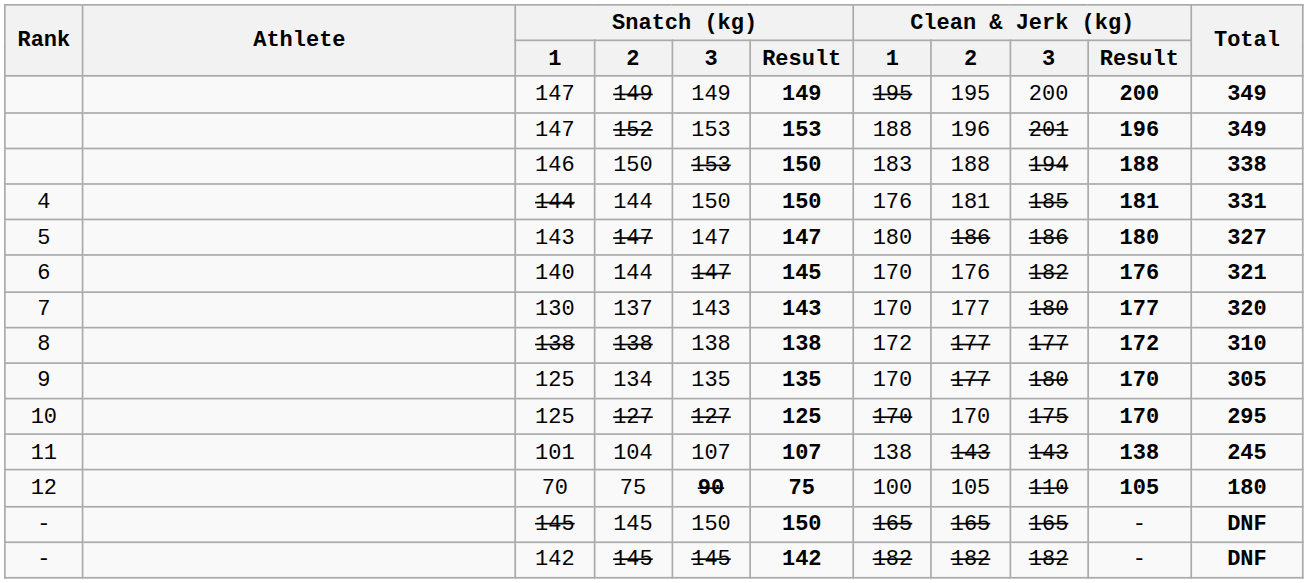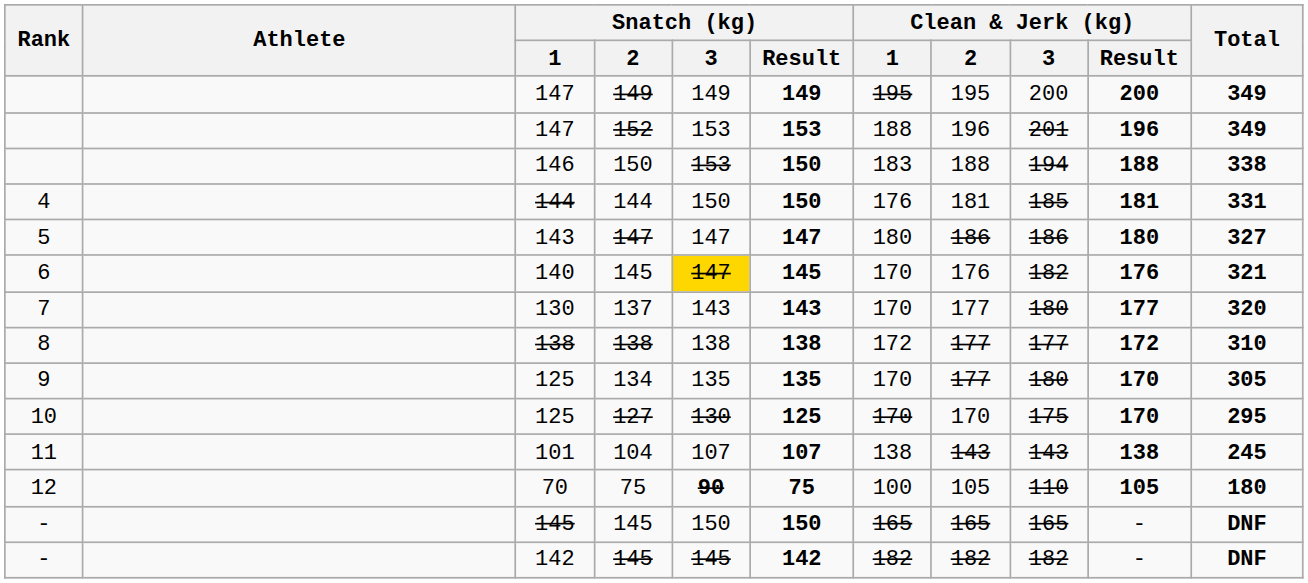(633, 273) 144 -> (633, 273) 145
(711, 273) no background -> (711, 273) gold background
(711, 417) 127 -> (711, 417) 130
